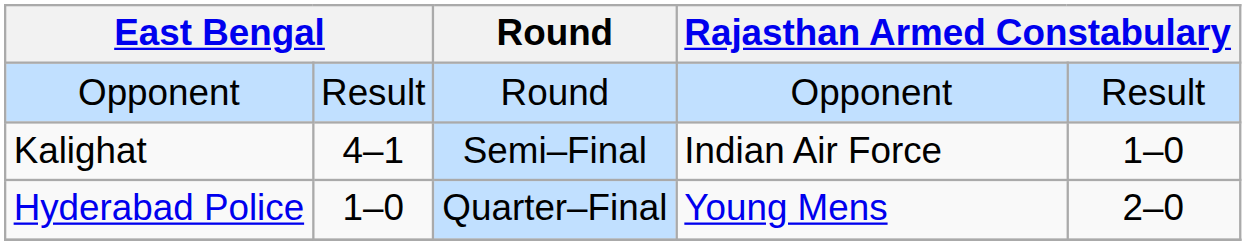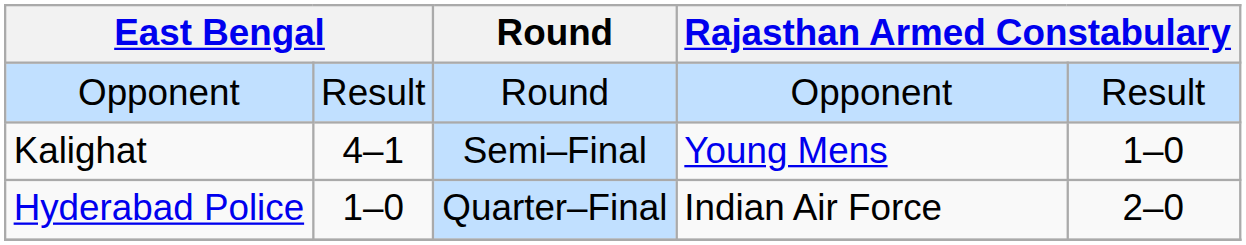(813, 150) Indian Air Force -> (786, 150) Young Mens
(786, 208) Young Mens -> (813, 208) Indian Air Force
